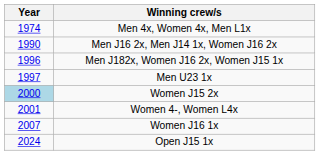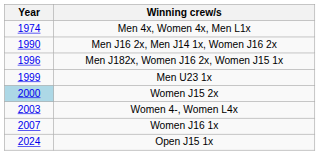(29, 77) 1997 -> (29, 77) 1999
(29, 110) 2001 -> (29, 110) 2003
